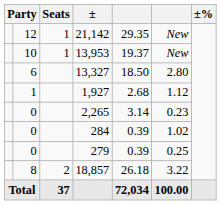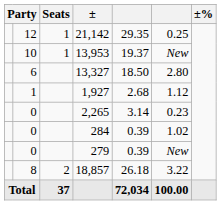(177, 33) New -> (178, 33) 0.25
(178, 151) 0.25 -> (177, 151) New
